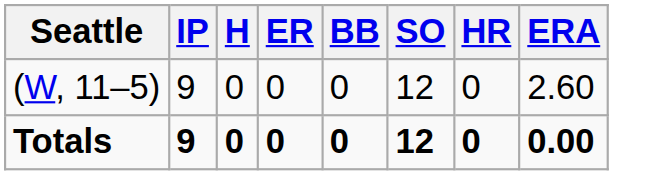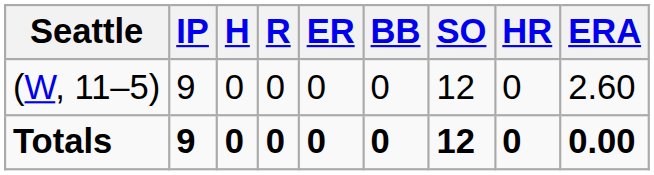+ column: (278, 31)
